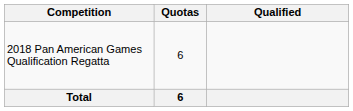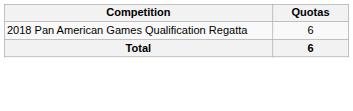- column: (278, 13)
